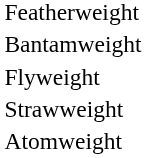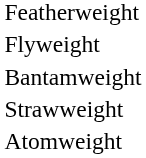rows swapped: (73, 44) <-> (52, 77)
